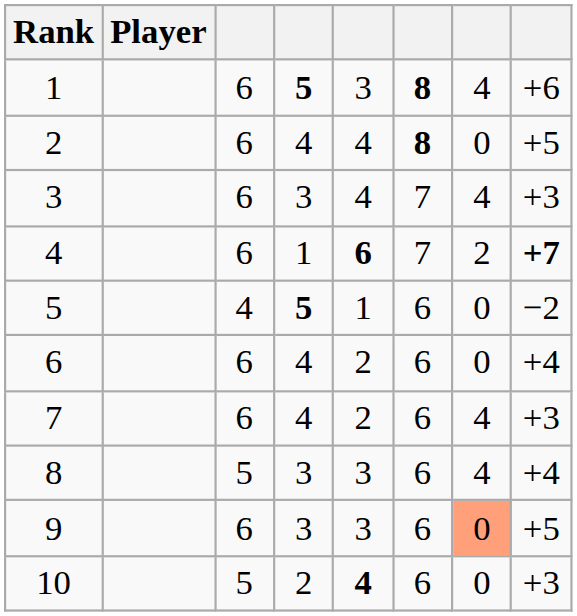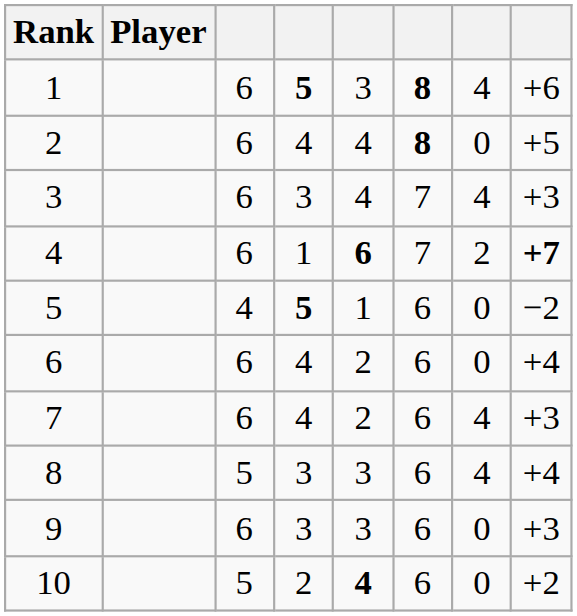(482, 527) lightsalmon background -> (482, 527) no background
(541, 527) +5 -> (541, 527) +3
(541, 582) +3 -> (541, 582) +2
